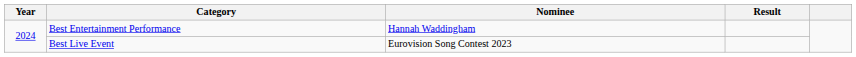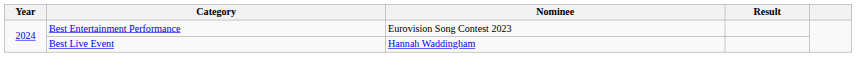(432, 28) Hannah Waddingham -> (450, 28) Eurovision Song Contest 2023
(450, 44) Eurovision Song Contest 2023 -> (432, 44) Hannah Waddingham
